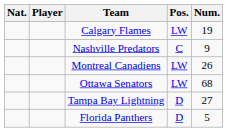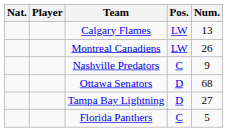(207, 30) 19 -> (207, 30) 13
rows swapped: (116, 65) <-> (116, 48)
(179, 83) LW -> (179, 83) D
(179, 118) D -> (179, 118) C
